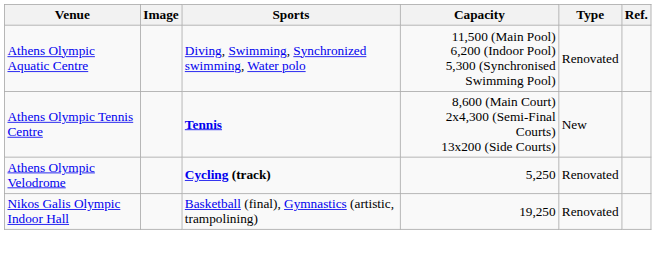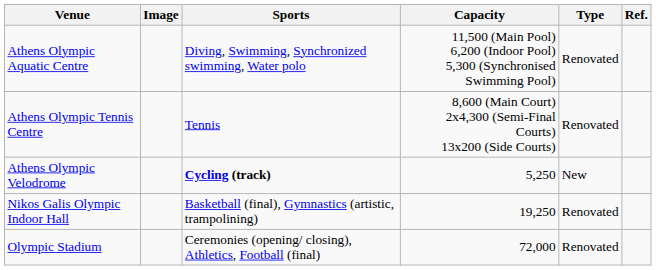(203, 124) bold -> (202, 124) normal
(574, 124) New -> (590, 124) Renovated
(590, 175) Renovated -> (574, 175) New
+ row: (55, 247)
